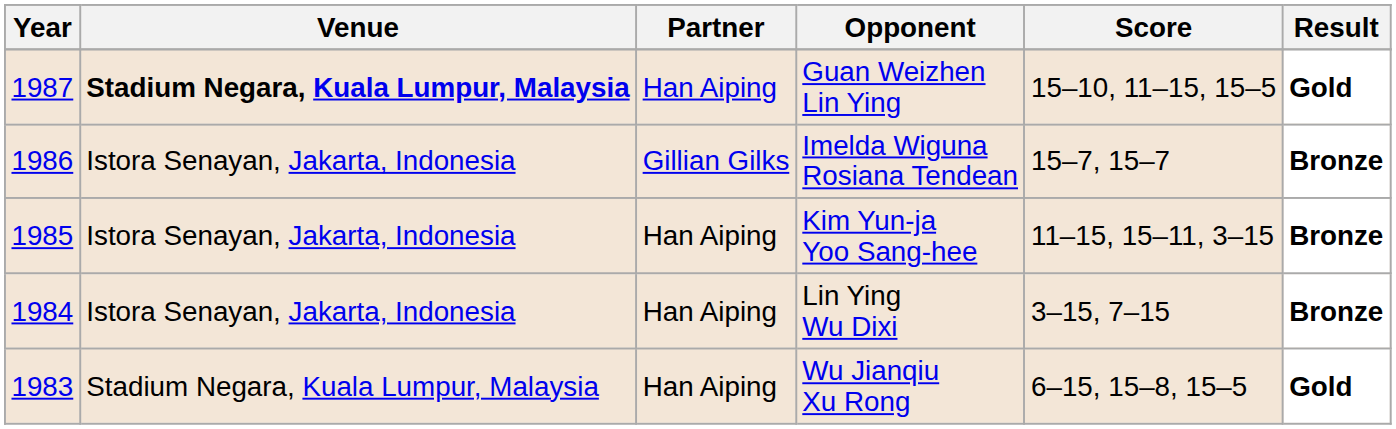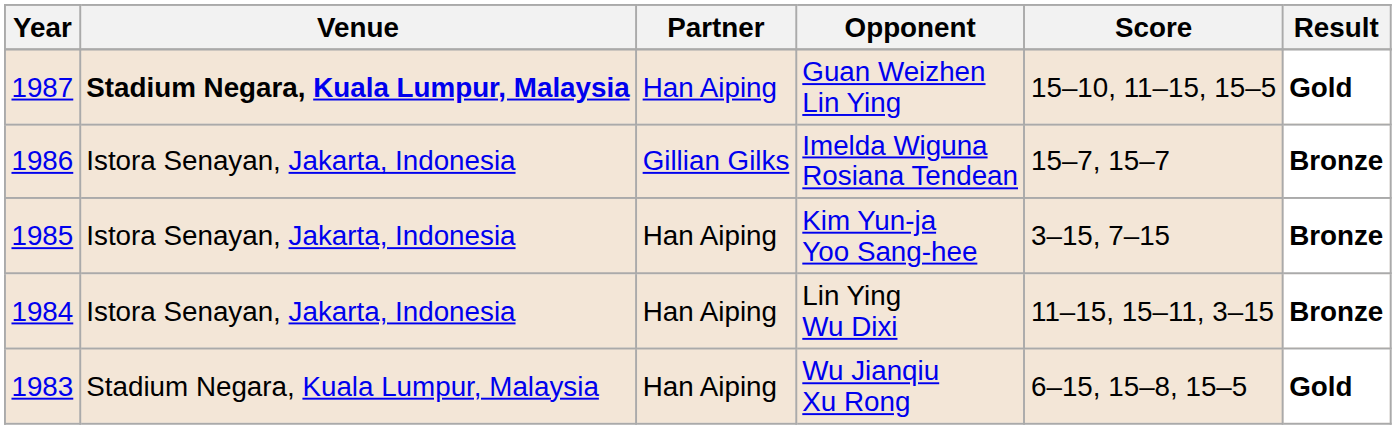(1153, 236) 11–15, 15–11, 3–15 -> (1101, 236) 3–15, 7–15
(1101, 311) 3–15, 7–15 -> (1153, 311) 11–15, 15–11, 3–15
